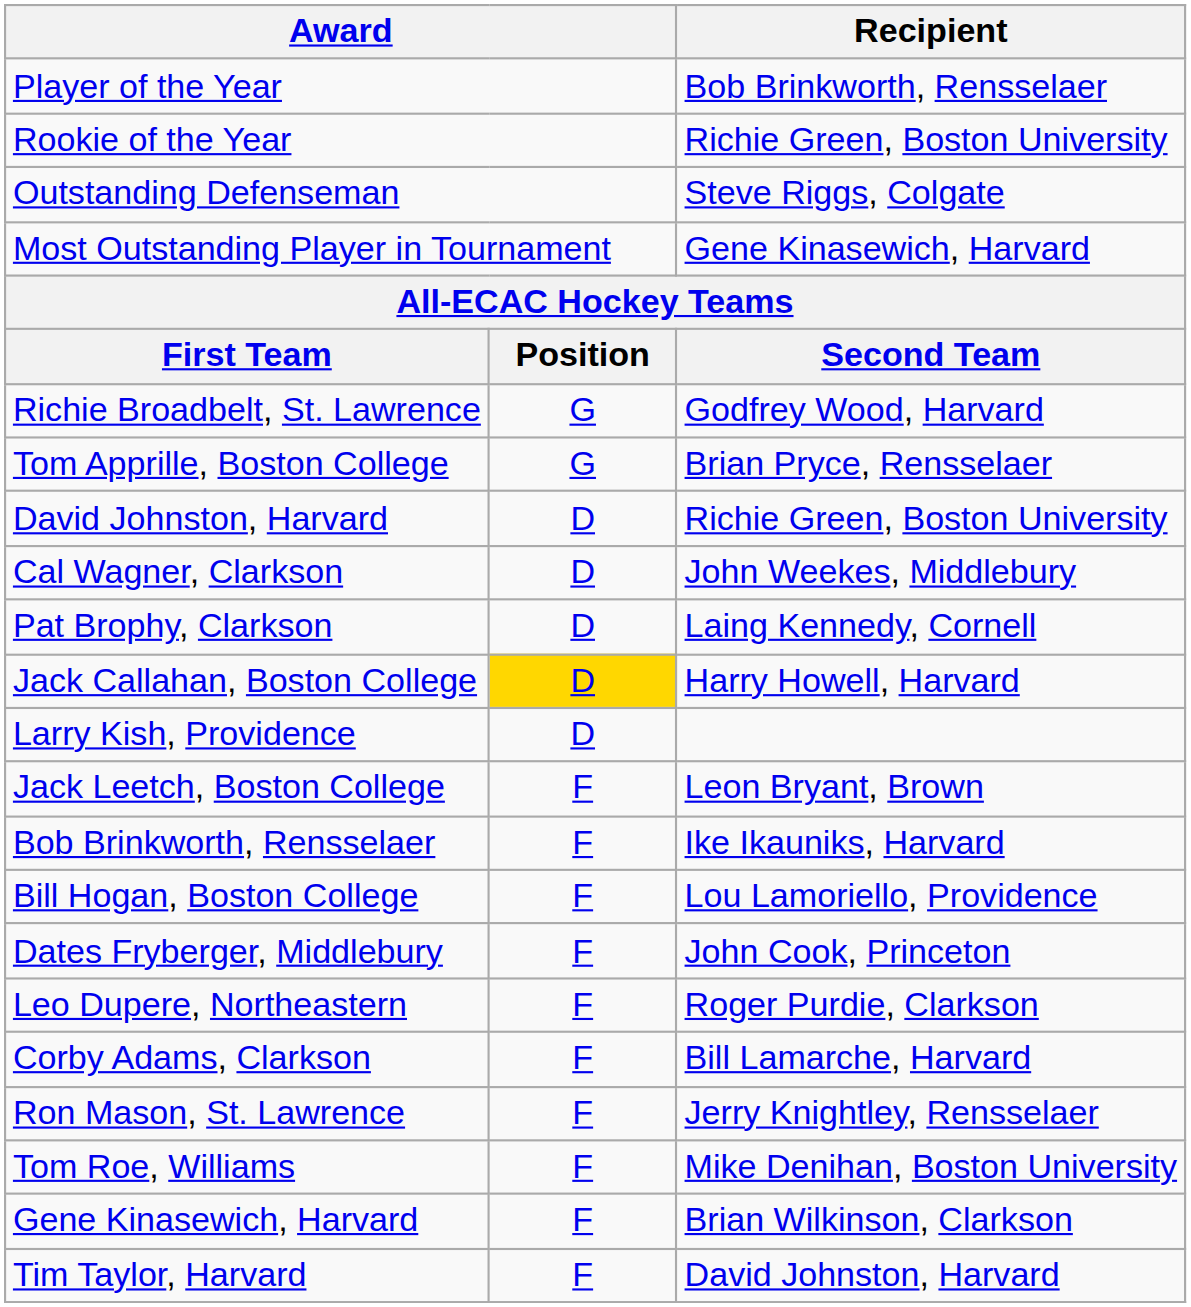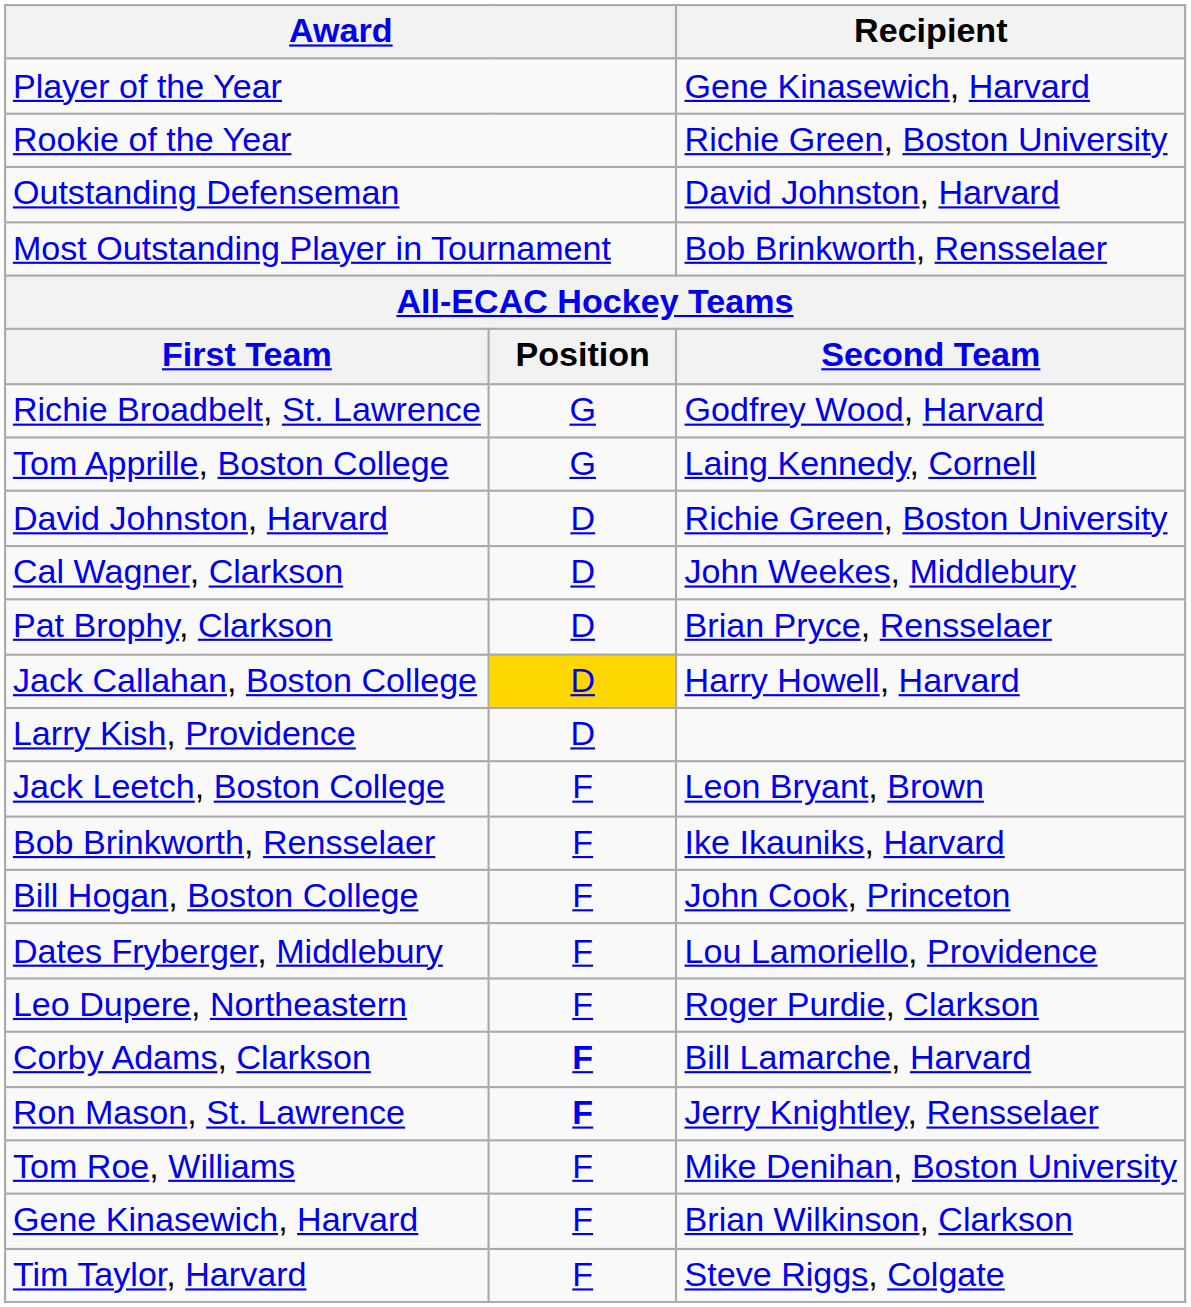(896, 85) Bob Brinkworth, Rensselaer -> (887, 85) Gene Kinasewich, Harvard
(845, 193) Steve Riggs, Colgate -> (872, 193) David Johnston, Harvard
(887, 247) Gene Kinasewich, Harvard -> (896, 247) Bob Brinkworth, Rensselaer
(868, 463) Brian Pryce, Rensselaer -> (860, 463) Laing Kennedy, Cornell
(860, 626) Laing Kennedy, Cornell -> (868, 626) Brian Pryce, Rensselaer
(891, 896) Lou Lamoriello, Providence -> (847, 896) John Cook, Princeton
(847, 950) John Cook, Princeton -> (891, 950) Lou Lamoriello, Providence
(583, 1058) normal -> (583, 1058) bold
(583, 1112) normal -> (583, 1112) bold
(872, 1274) David Johnston, Harvard -> (845, 1274) Steve Riggs, Colgate
